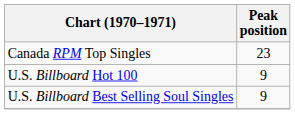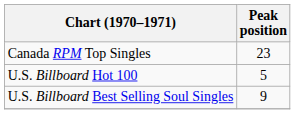(263, 75) 9 -> (263, 75) 5
